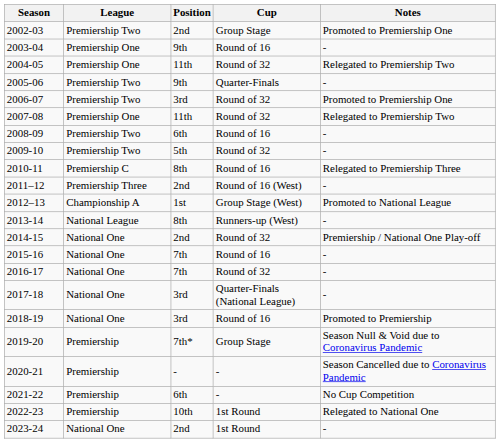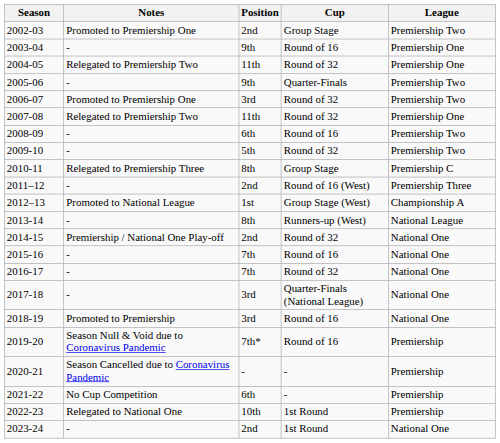columns swapped: (117, 13) <-> (408, 13)
(243, 168) Round of 16 -> (311, 168) Group Stage
(243, 342) Group Stage -> (311, 342) Round of 16
